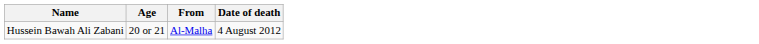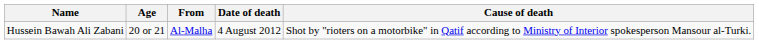+ column: (519, 13)
